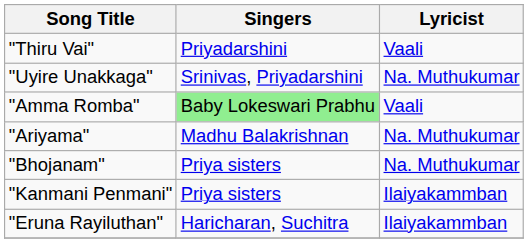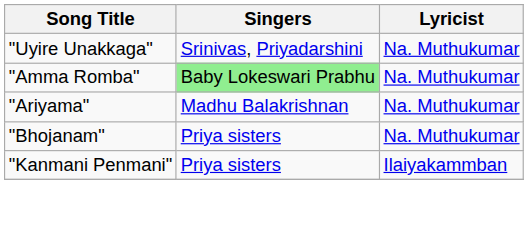- row: (51, 48)
(403, 106) Vaali -> (452, 77) Na. Muthukumar
- row: (86, 223)
